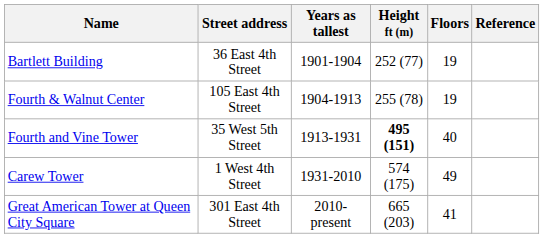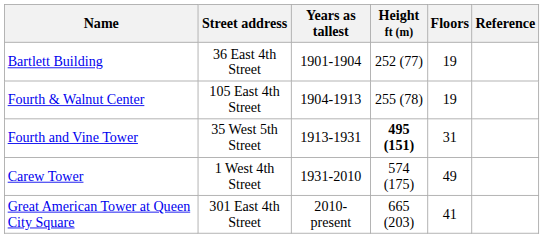(450, 138) 40 -> (450, 138) 31
